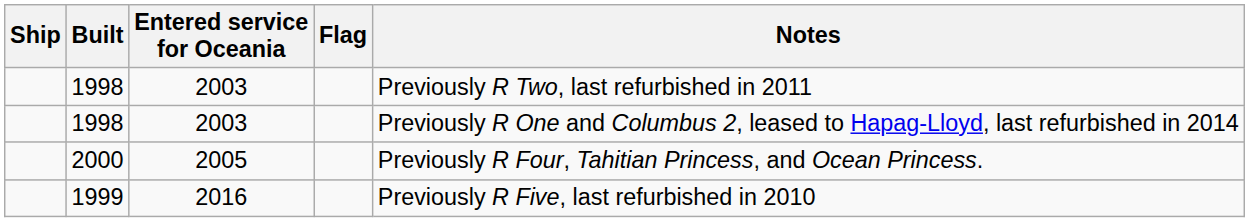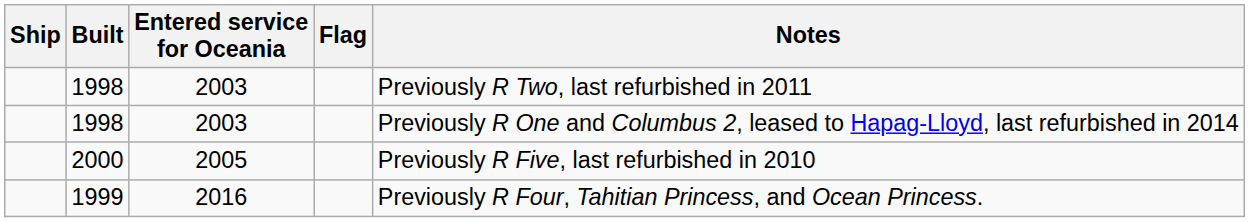(681, 160) Previously R Four, Tahitian Princess, and Ocean Princess. -> (597, 160) Previously R Five, last refurbished in 2010
(597, 197) Previously R Five, last refurbished in 2010 -> (681, 197) Previously R Four, Tahitian Princess, and Ocean Princess.
